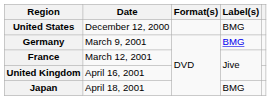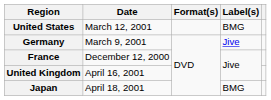(127, 27) December 12, 2000 -> (118, 27) March 12, 2001
(233, 42) BMG -> (231, 42) Jive
(118, 57) March 12, 2001 -> (127, 57) December 12, 2000
